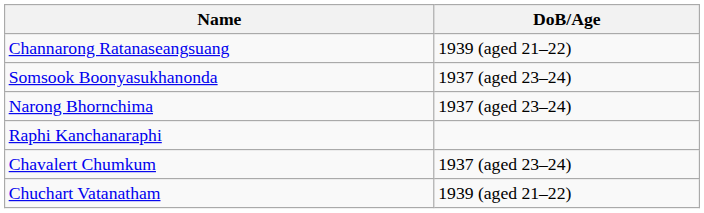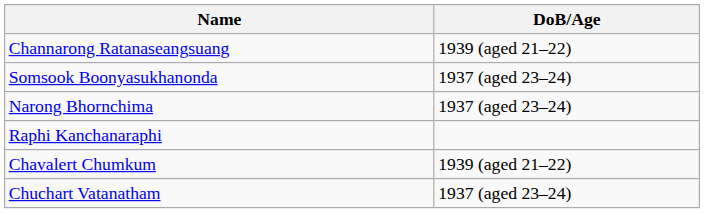(505, 164) 1937 (aged 23–24) -> (505, 164) 1939 (aged 21–22)
(505, 193) 1939 (aged 21–22) -> (505, 193) 1937 (aged 23–24)
